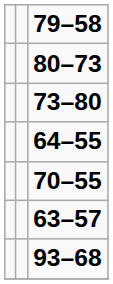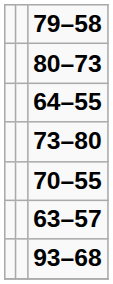rows swapped: (67, 141) <-> (67, 102)
